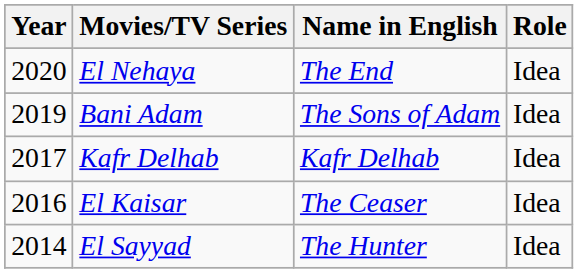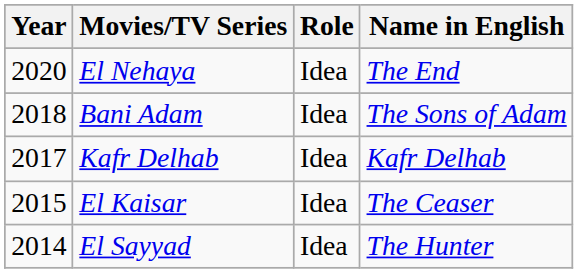columns swapped: (400, 26) <-> (540, 26)
(39, 114) 2019 -> (39, 114) 2018
(39, 202) 2016 -> (39, 202) 2015
